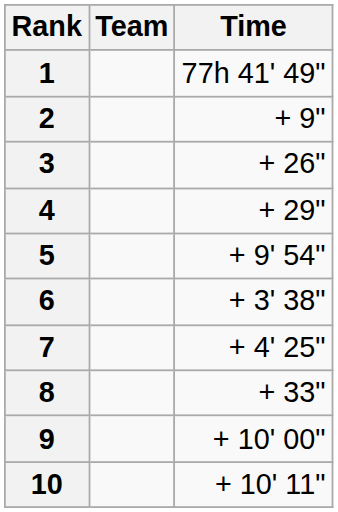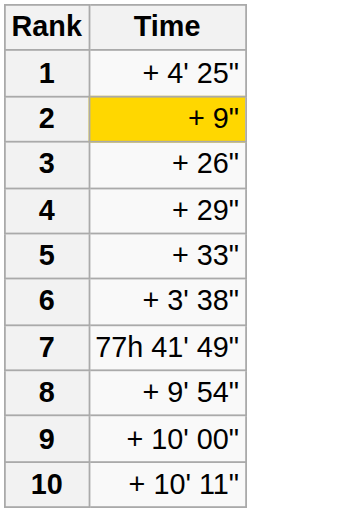- column: (132, 27)
(254, 73) 77h 41' 49" -> (191, 73) + 4' 25"
(300, 118) no background -> (214, 118) gold background
(277, 255) + 9' 54" -> (206, 255) + 33"
(277, 347) + 4' 25" -> (167, 347) 77h 41' 49"
(292, 392) + 33" -> (191, 392) + 9' 54"
